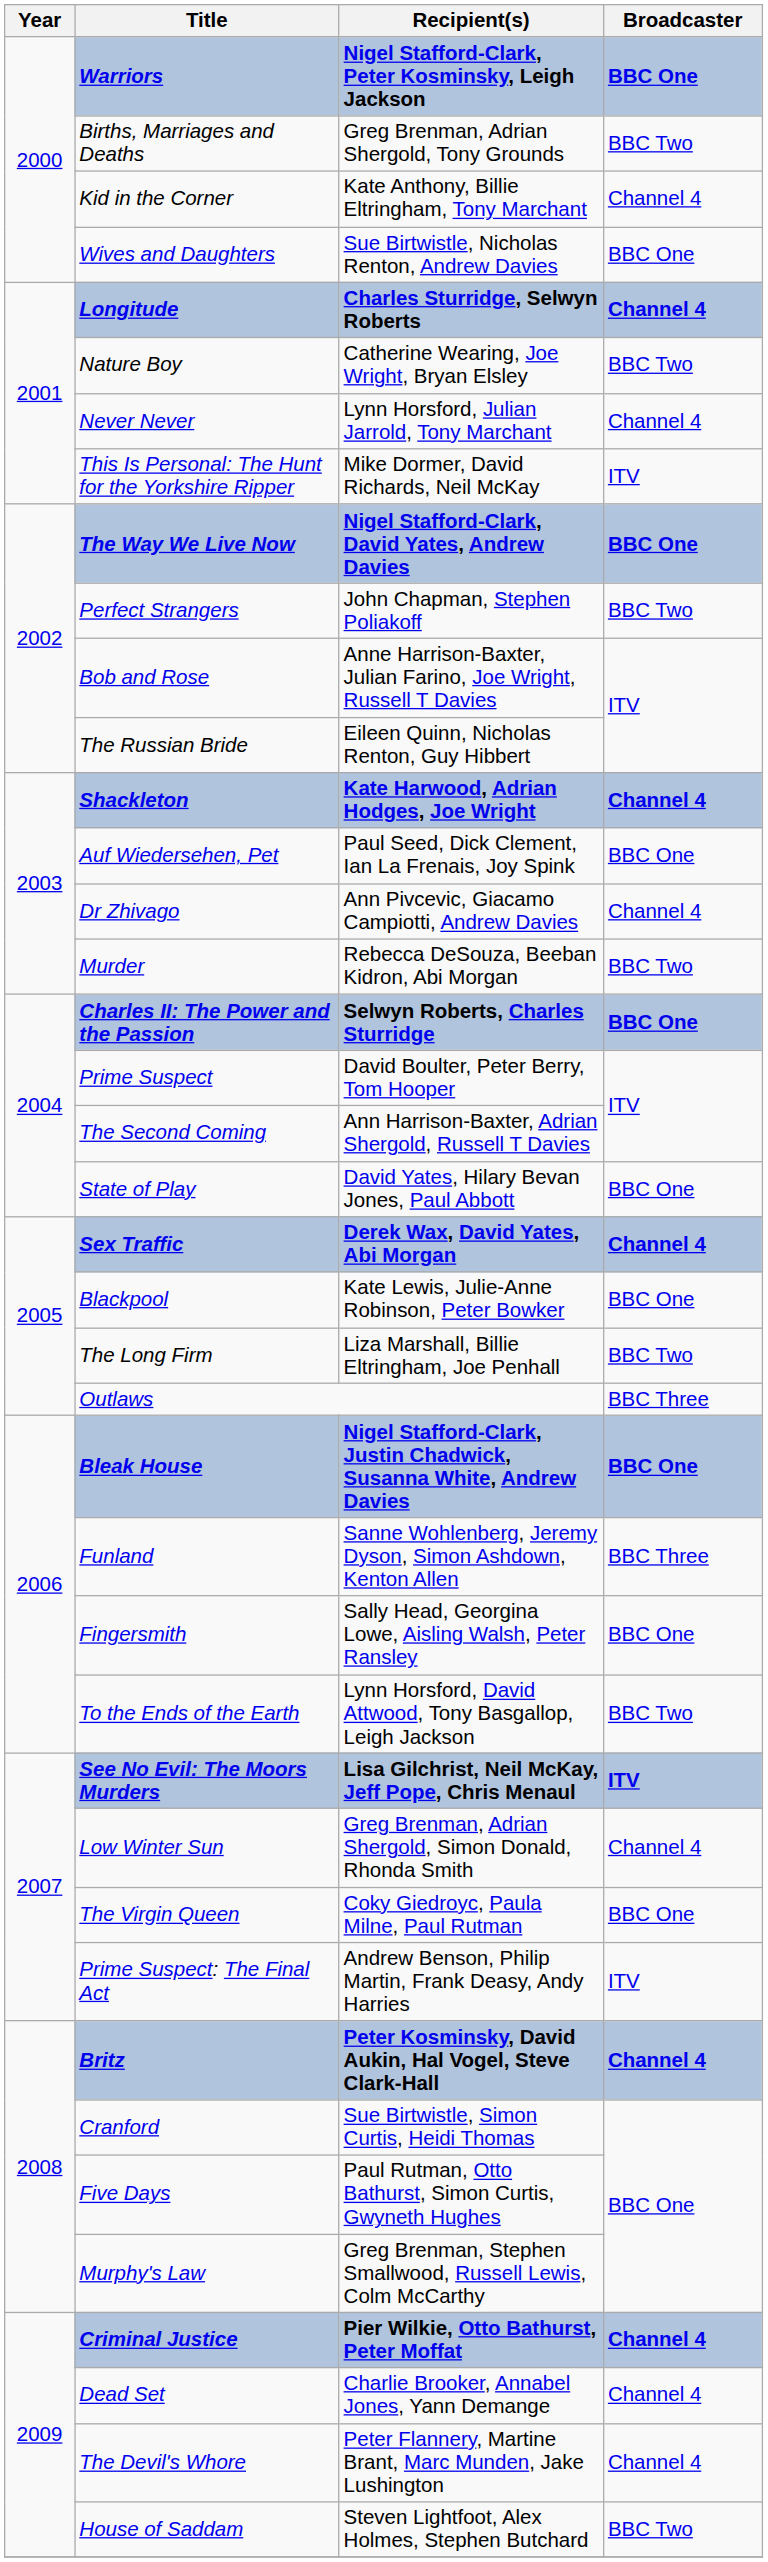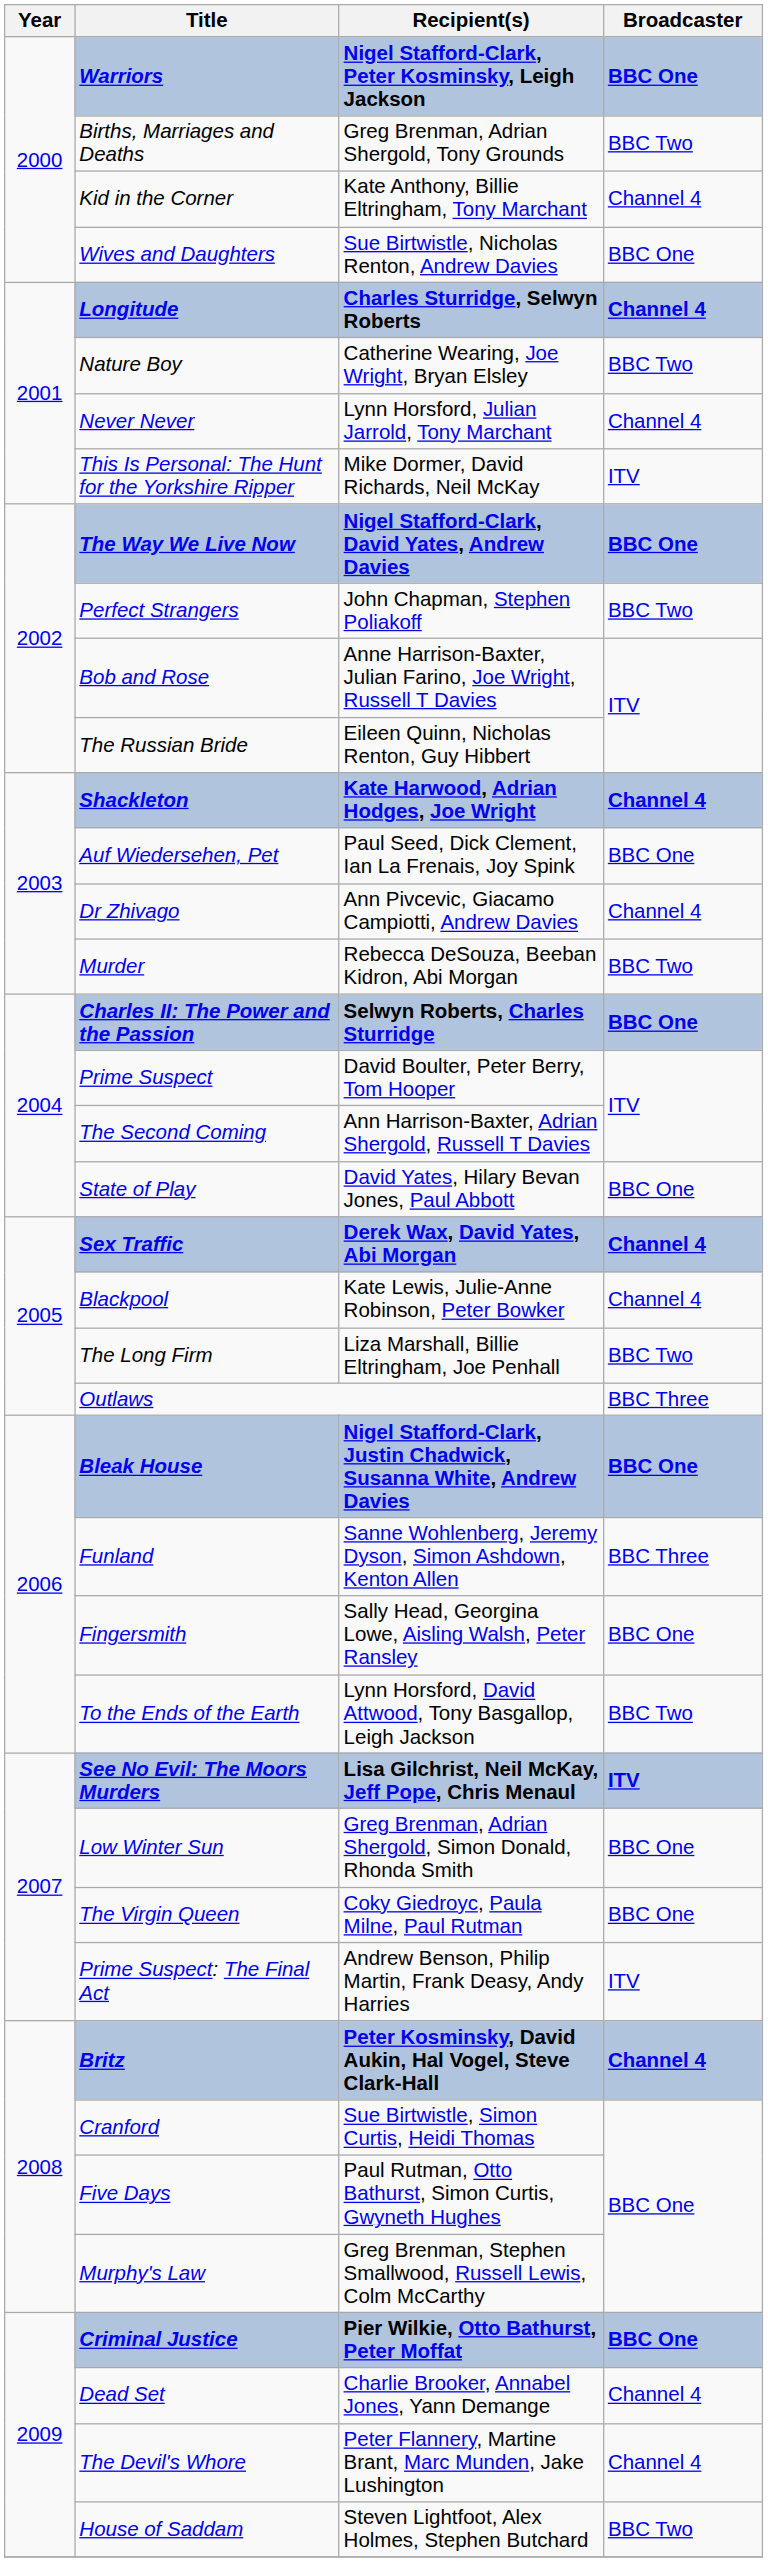(651, 1299) BBC One -> (655, 1299) Channel 4
(655, 1847) Channel 4 -> (651, 1847) BBC One
(657, 2339) Channel 4 -> (653, 2339) BBC One
